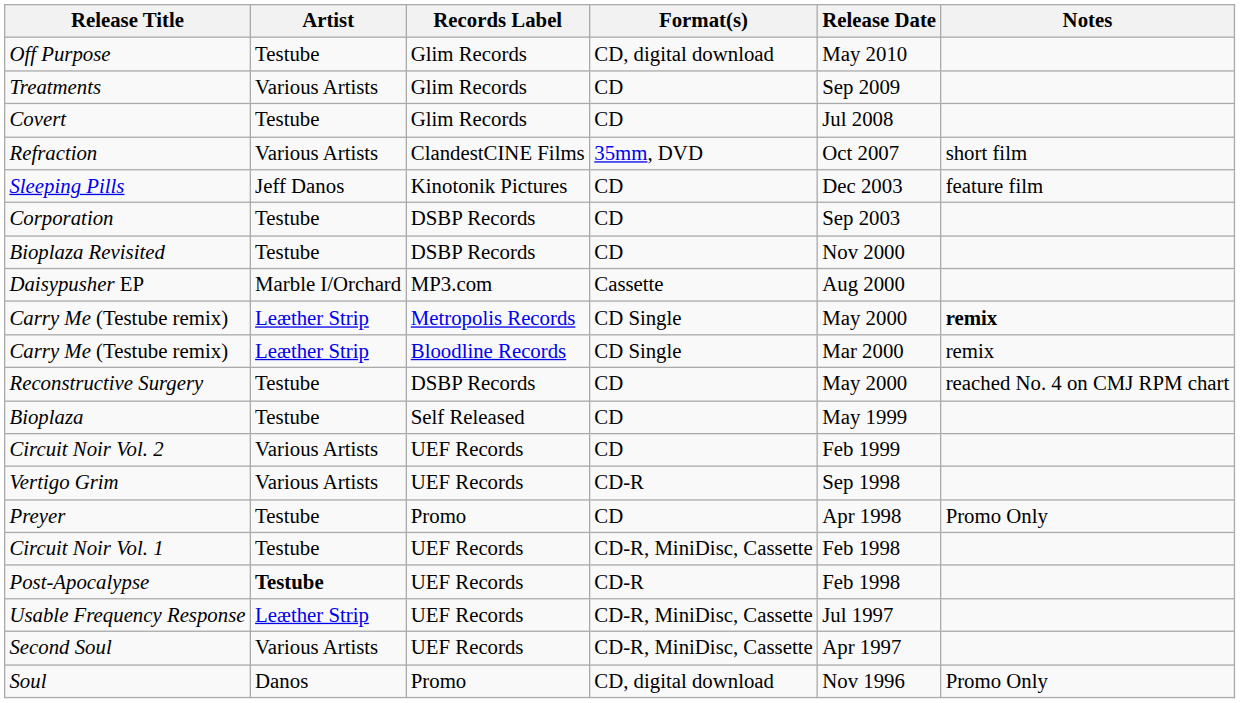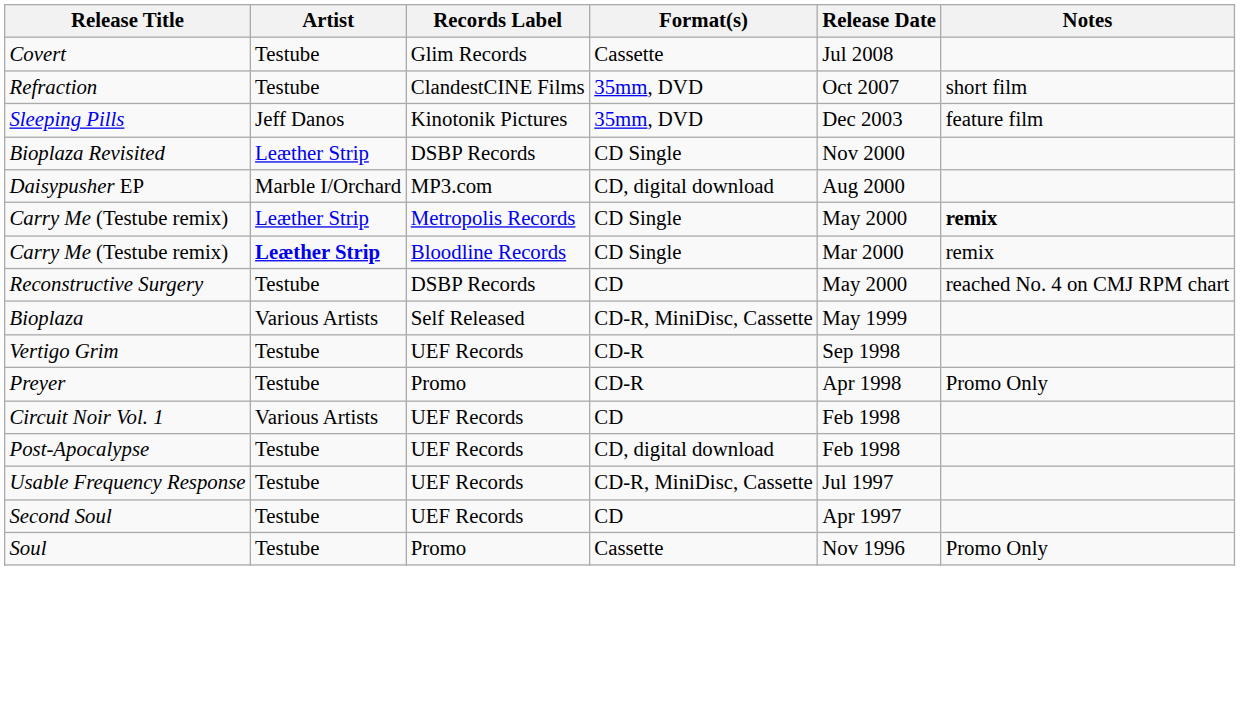- row: (60, 53)
- row: (55, 86)
(609, 119) CD -> (629, 53) Cassette
(317, 152) Various Artists -> (287, 86) Testube
(609, 185) CD -> (649, 119) 35mm, DVD
- row: (61, 218)
(287, 251) Testube -> (312, 152) Leæther Strip
(609, 251) CD -> (638, 152) CD Single
(629, 284) Cassette -> (684, 185) CD, digital download
(312, 350) normal -> (318, 251) bold
(287, 416) Testube -> (317, 317) Various Artists
(609, 416) CD -> (703, 317) CD-R, MiniDisc, Cassette
- row: (86, 449)
(317, 482) Various Artists -> (287, 350) Testube
(609, 515) CD -> (619, 383) CD-R
(287, 548) Testube -> (317, 416) Various Artists
(703, 548) CD-R, MiniDisc, Cassette -> (609, 416) CD
(289, 581) bold -> (287, 449) normal
(619, 581) CD-R -> (684, 449) CD, digital download
(312, 614) Leæther Strip -> (287, 482) Testube
(317, 647) Various Artists -> (287, 515) Testube
(703, 647) CD-R, MiniDisc, Cassette -> (609, 515) CD
(282, 680) Danos -> (287, 548) Testube
(684, 680) CD, digital download -> (629, 548) Cassette
